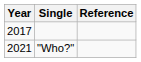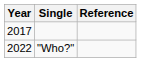(19, 48) 2021 -> (19, 48) 2022
